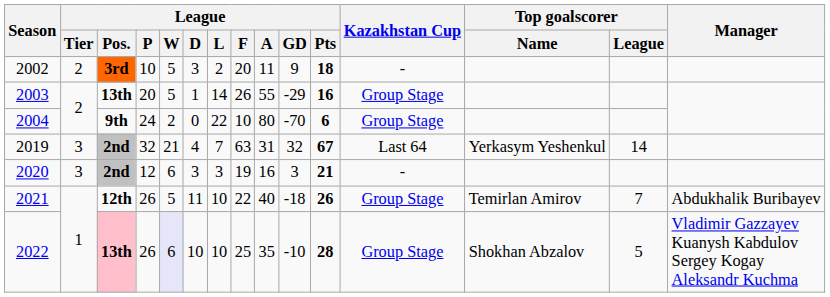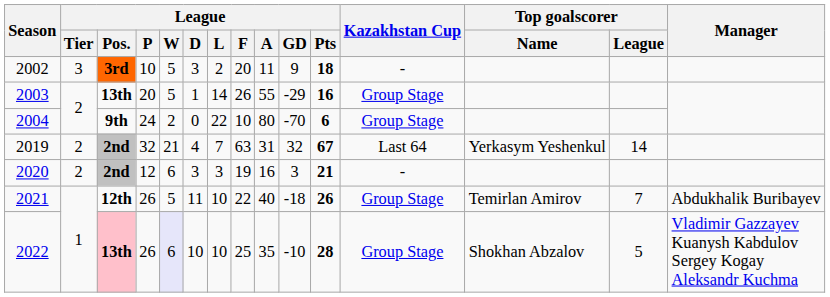(79, 69) 2 -> (79, 69) 3
(79, 146) 3 -> (79, 146) 2
(79, 172) 3 -> (79, 172) 2
